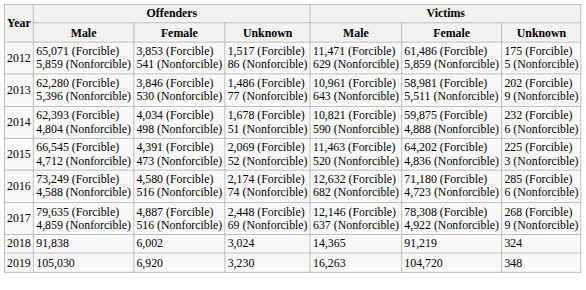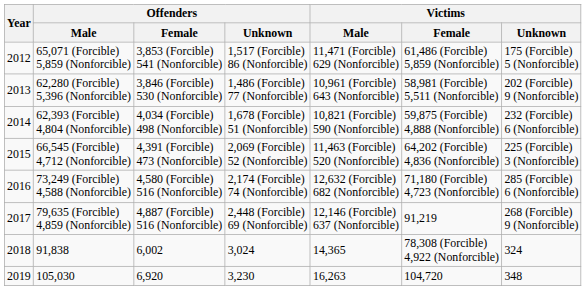(452, 218) 78,308 (Forcible) 4,922 (Nonforcible) -> (421, 218) 91,219
(421, 244) 91,219 -> (452, 250) 78,308 (Forcible) 4,922 (Nonforcible)
